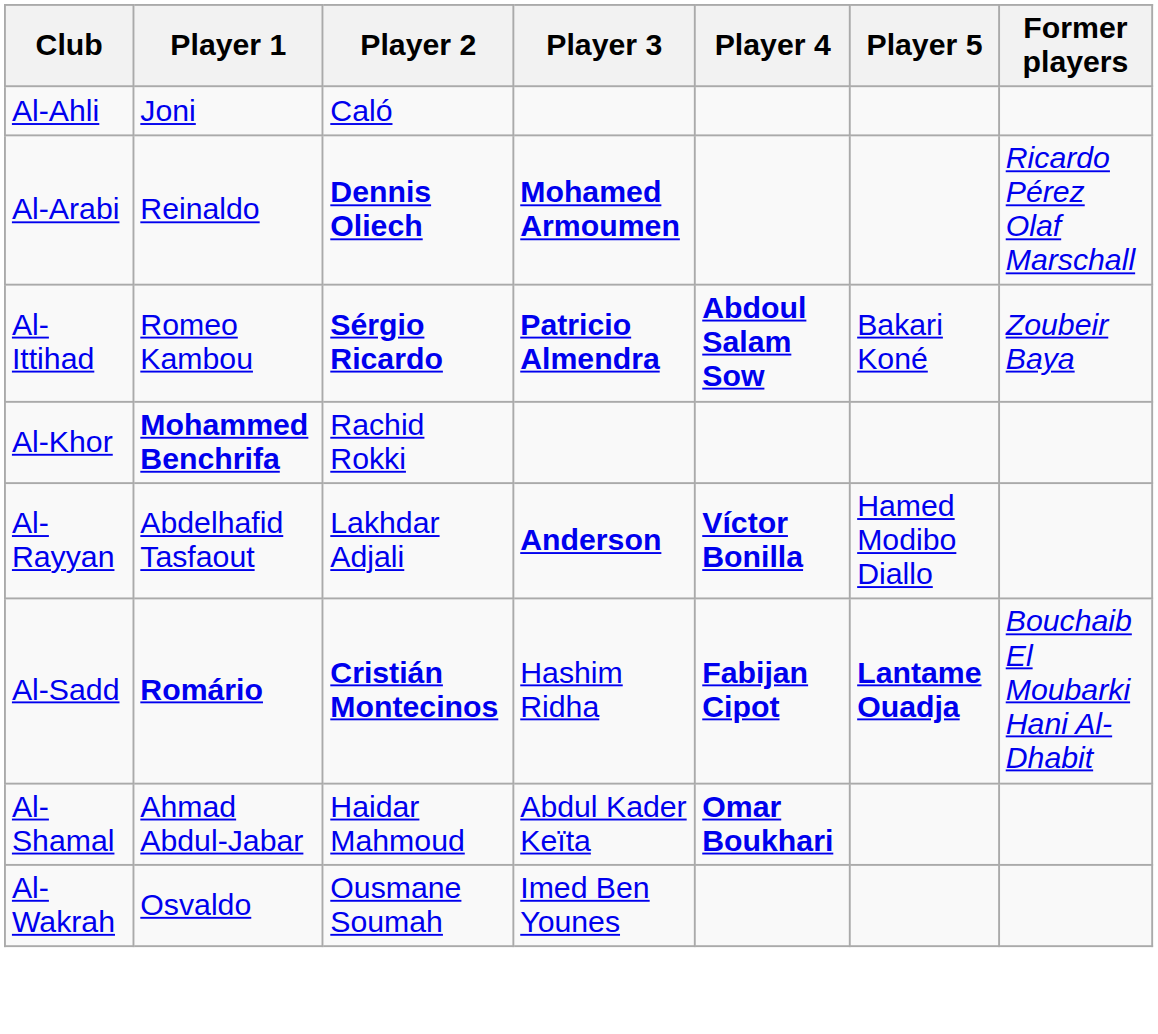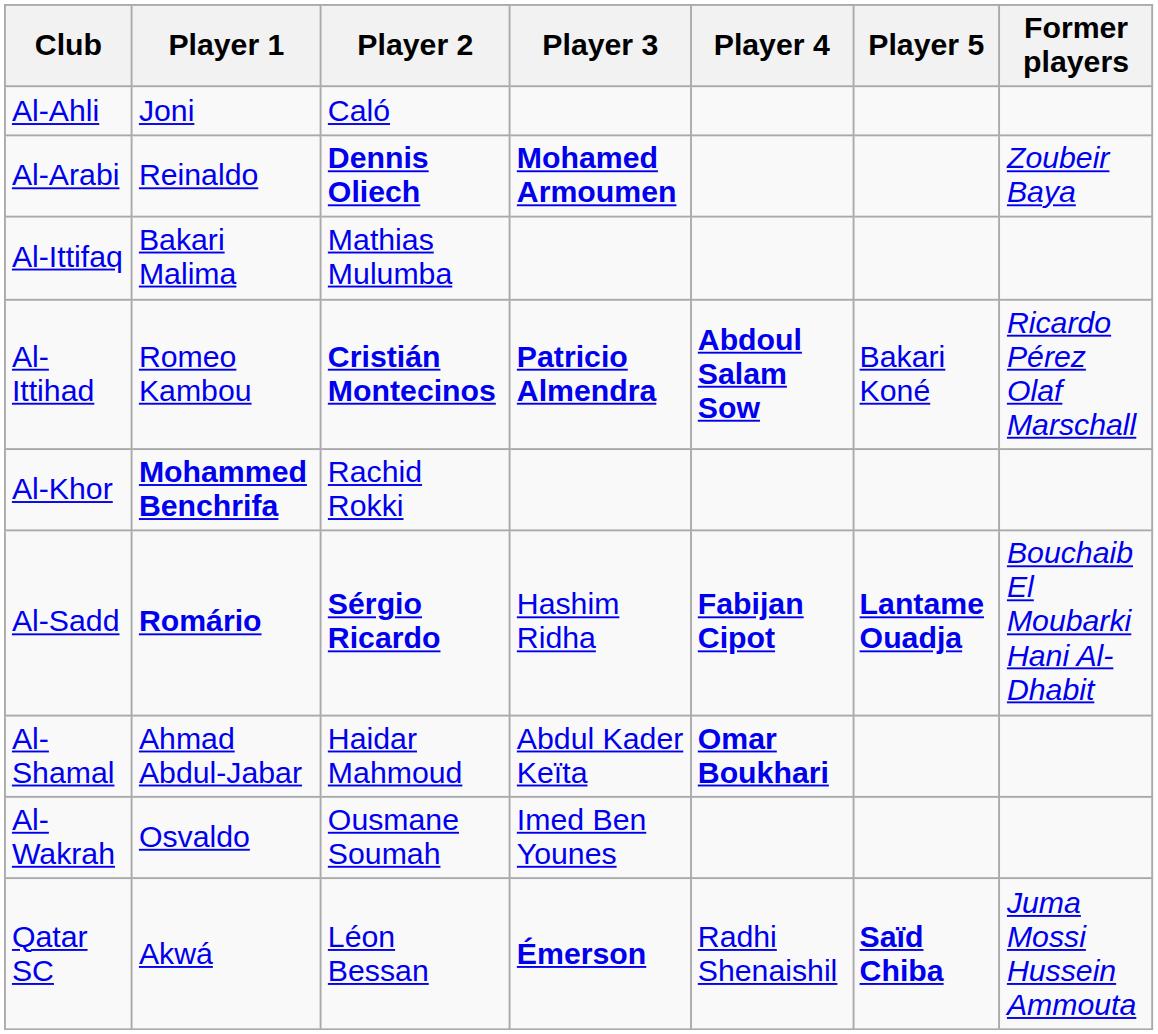(1070, 209) Ricardo Pérez Olaf Marschall -> (1058, 175) Zoubeir Baya
+ row: (67, 257)
(387, 342) Sérgio Ricardo -> (412, 373) Cristián Montecinos
(1057, 342) Zoubeir Baya -> (1072, 373) Ricardo Pérez Olaf Marschall
- row: (63, 540)
(414, 690) Cristián Montecinos -> (384, 622) Sérgio Ricardo
+ row: (50, 953)
